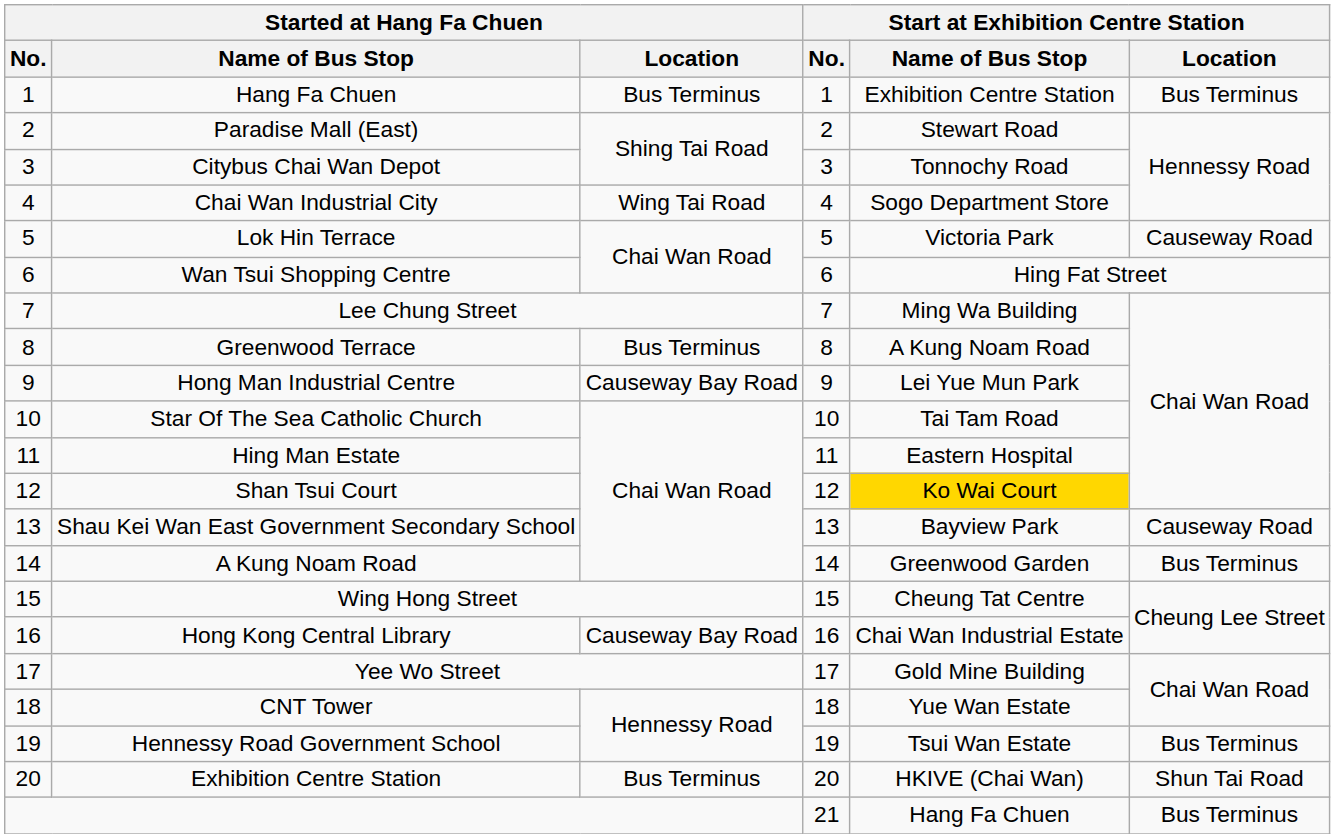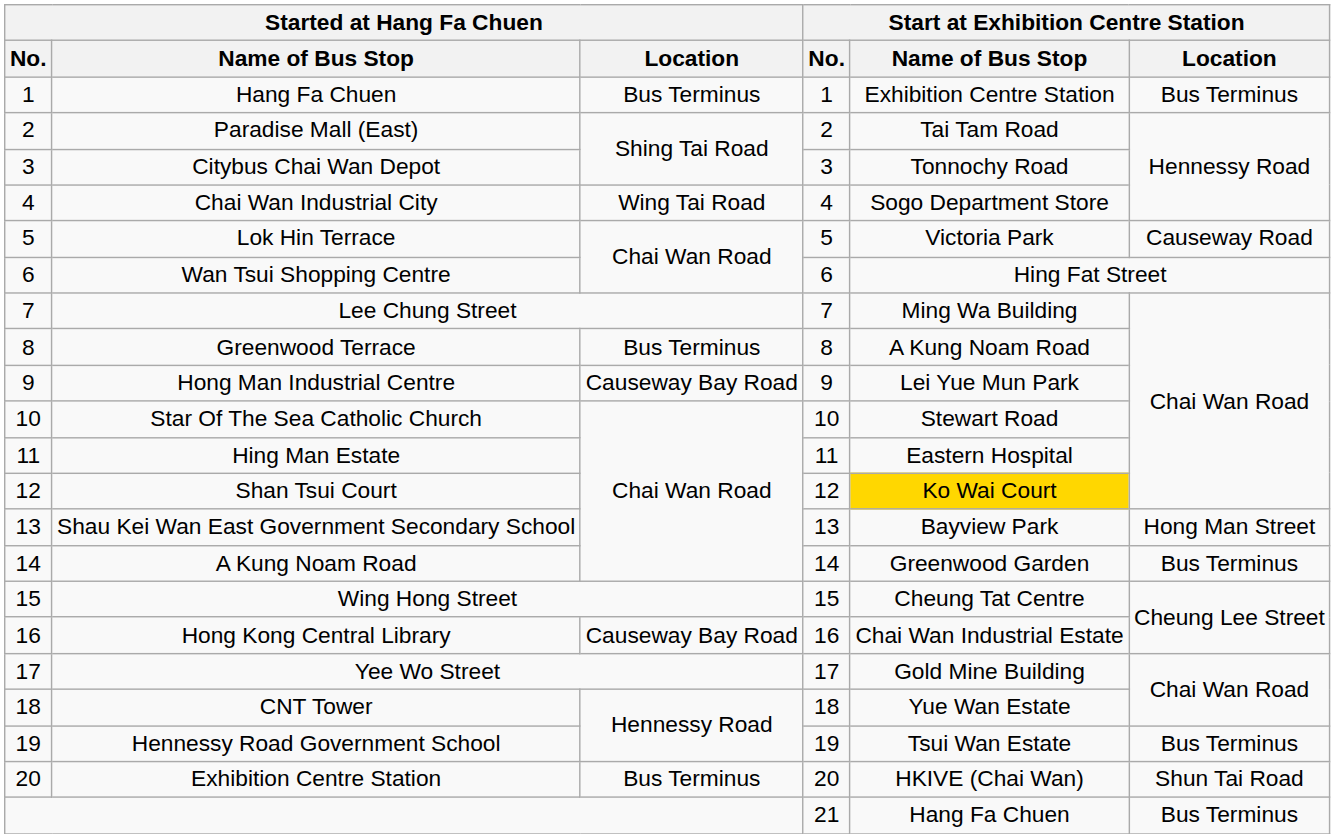(990, 130) Stewart Road -> (990, 130) Tai Tam Road
(990, 418) Tai Tam Road -> (990, 418) Stewart Road
(1229, 526) Causeway Road -> (1229, 526) Hong Man Street
